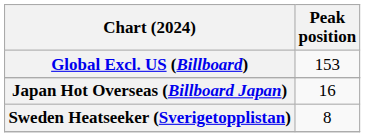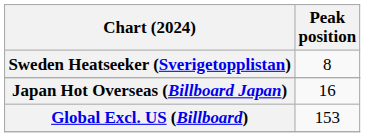rows swapped: (150, 63) <-> (150, 117)
